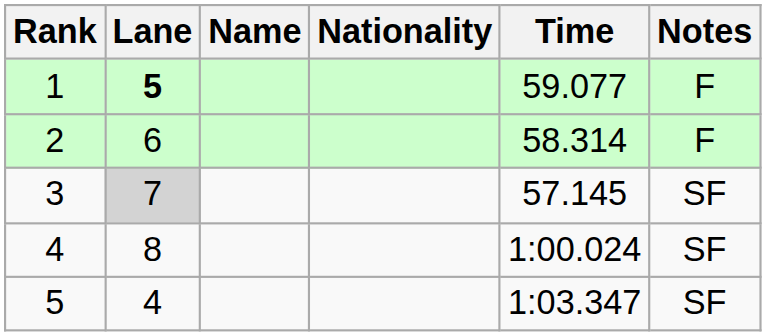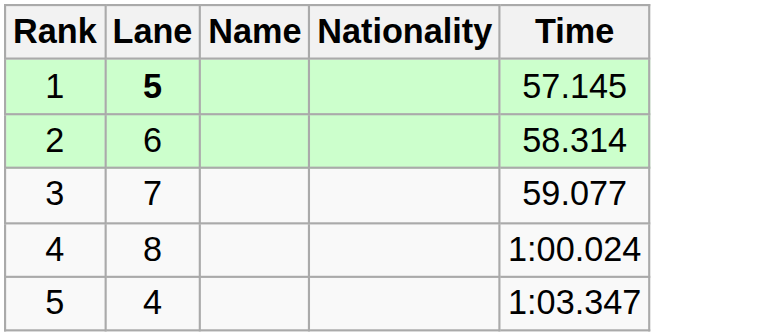- column: (705, 31)
(575, 85) 59.077 -> (575, 85) 57.145
(152, 194) lightgrey background -> (152, 194) no background
(575, 194) 57.145 -> (575, 194) 59.077
